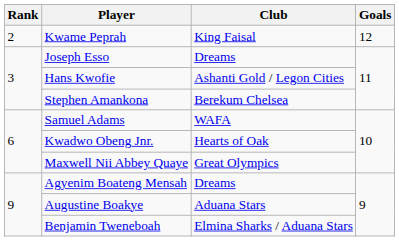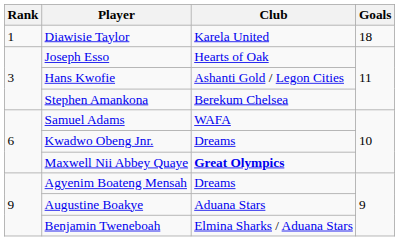+ row: (87, 36)
- row: (85, 36)
(215, 57) Dreams -> (231, 57) Hearts of Oak
(231, 141) Hearts of Oak -> (215, 141) Dreams
(236, 162) normal -> (239, 162) bold
